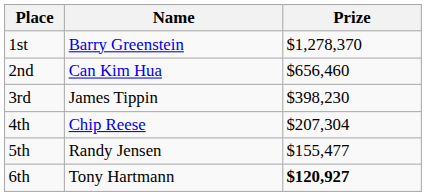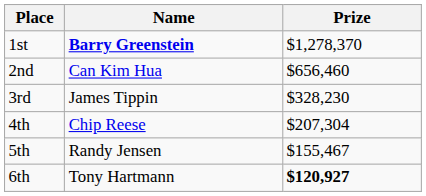(126, 44) normal -> (131, 44) bold
(318, 97) $398,230 -> (318, 97) $328,230
(318, 151) $155,477 -> (318, 151) $155,467
